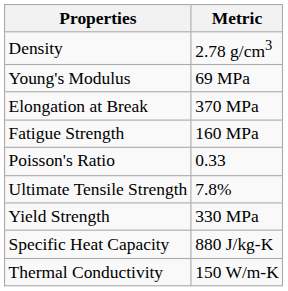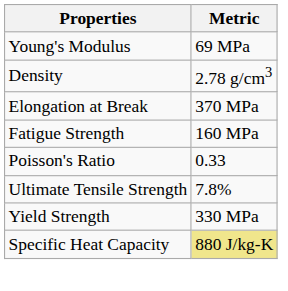rows swapped: (36, 48) <-> (70, 78)
(234, 244) no background -> (234, 244) khaki background
- row: (86, 271)
